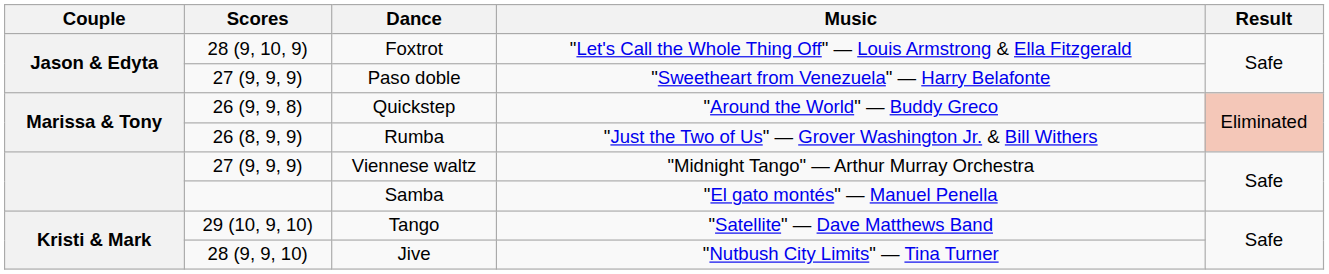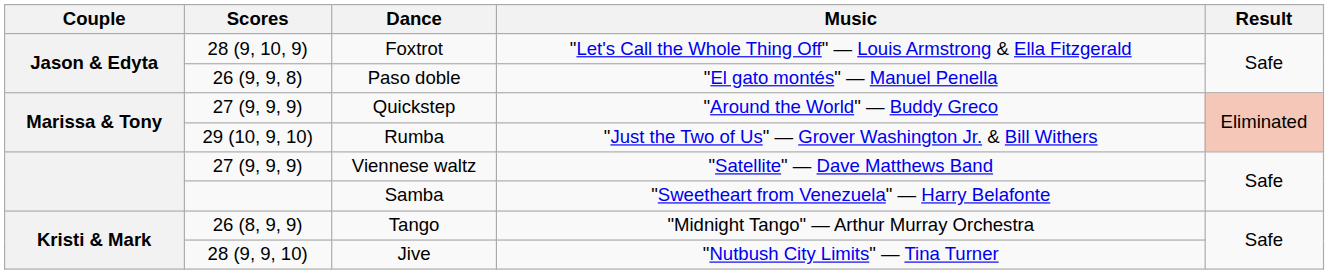(258, 78) 27 (9, 9, 9) -> (258, 78) 26 (9, 9, 8)
(851, 78) "Sweetheart from Venezuela" — Harry Belafonte -> (851, 78) "El gato montés" — Manuel Penella
(258, 107) 26 (9, 9, 8) -> (258, 107) 27 (9, 9, 9)
(258, 136) 26 (8, 9, 9) -> (258, 136) 29 (10, 9, 10)
(851, 166) "Midnight Tango" — Arthur Murray Orchestra -> (851, 166) "Satellite" — Dave Matthews Band
(851, 195) "El gato montés" — Manuel Penella -> (851, 195) "Sweetheart from Venezuela" — Harry Belafonte
(258, 225) 29 (10, 9, 10) -> (258, 225) 26 (8, 9, 9)
(851, 225) "Satellite" — Dave Matthews Band -> (851, 225) "Midnight Tango" — Arthur Murray Orchestra
